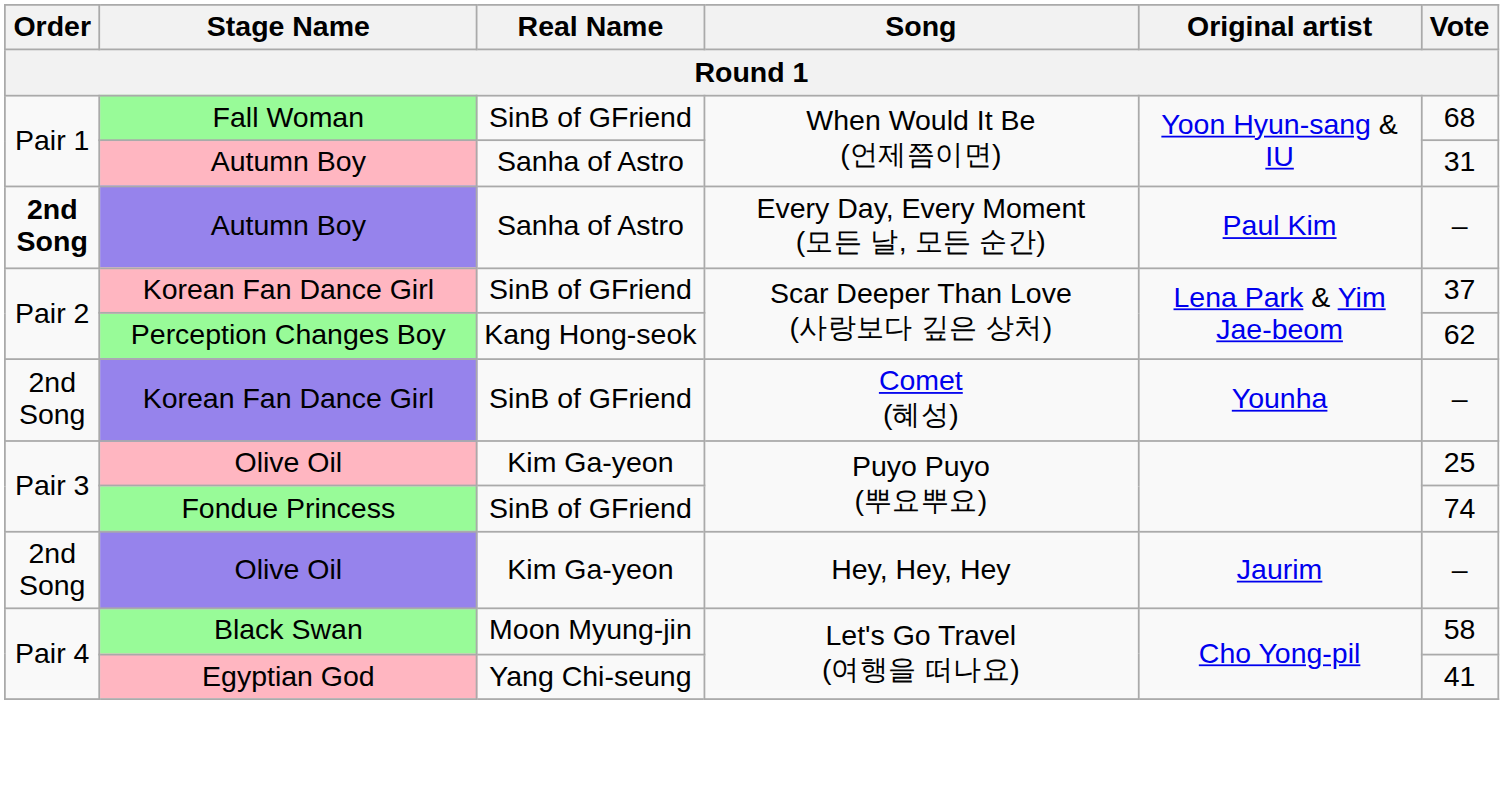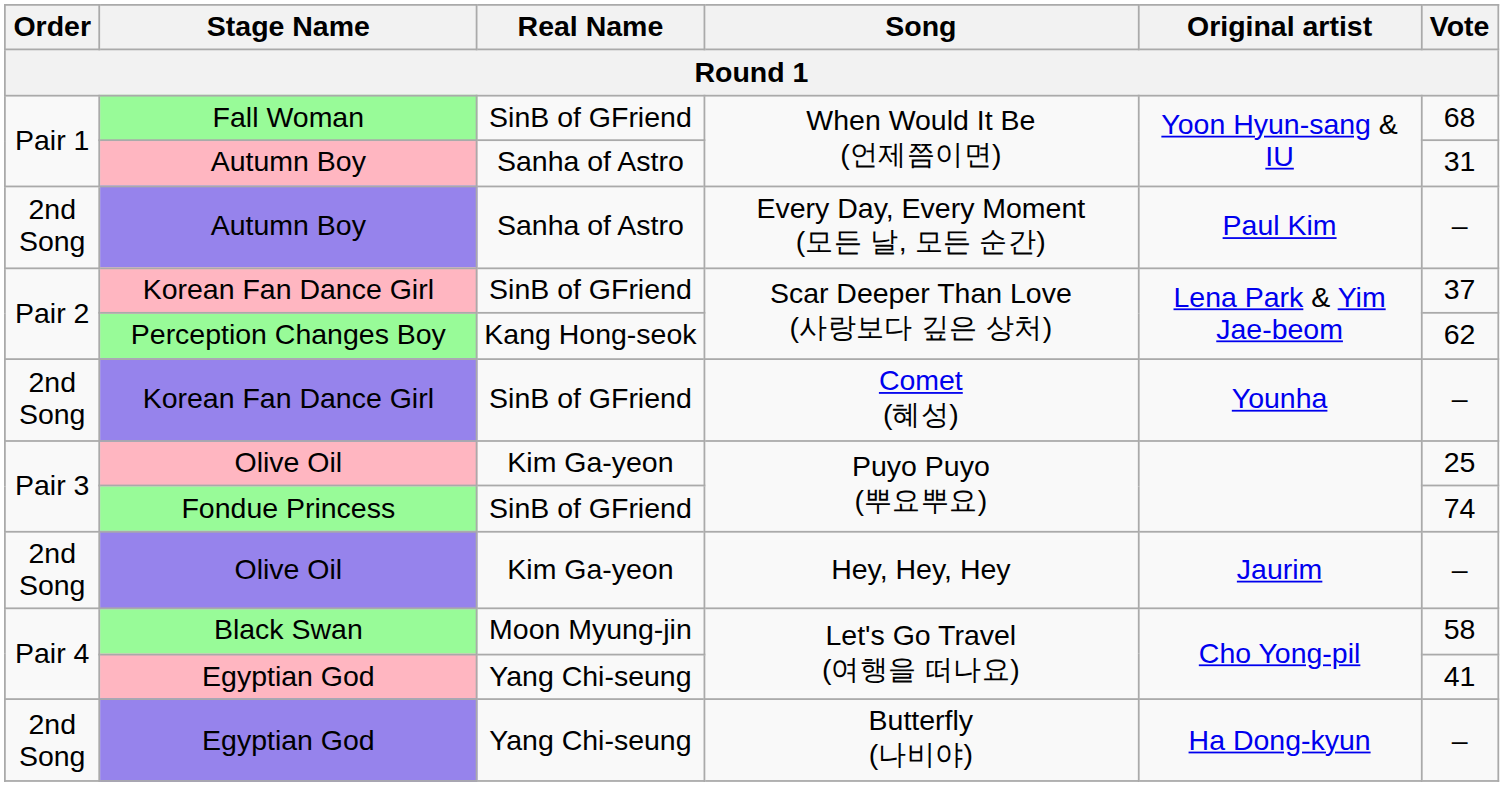(52, 226) bold -> (52, 226) normal
+ row: (288, 739)
